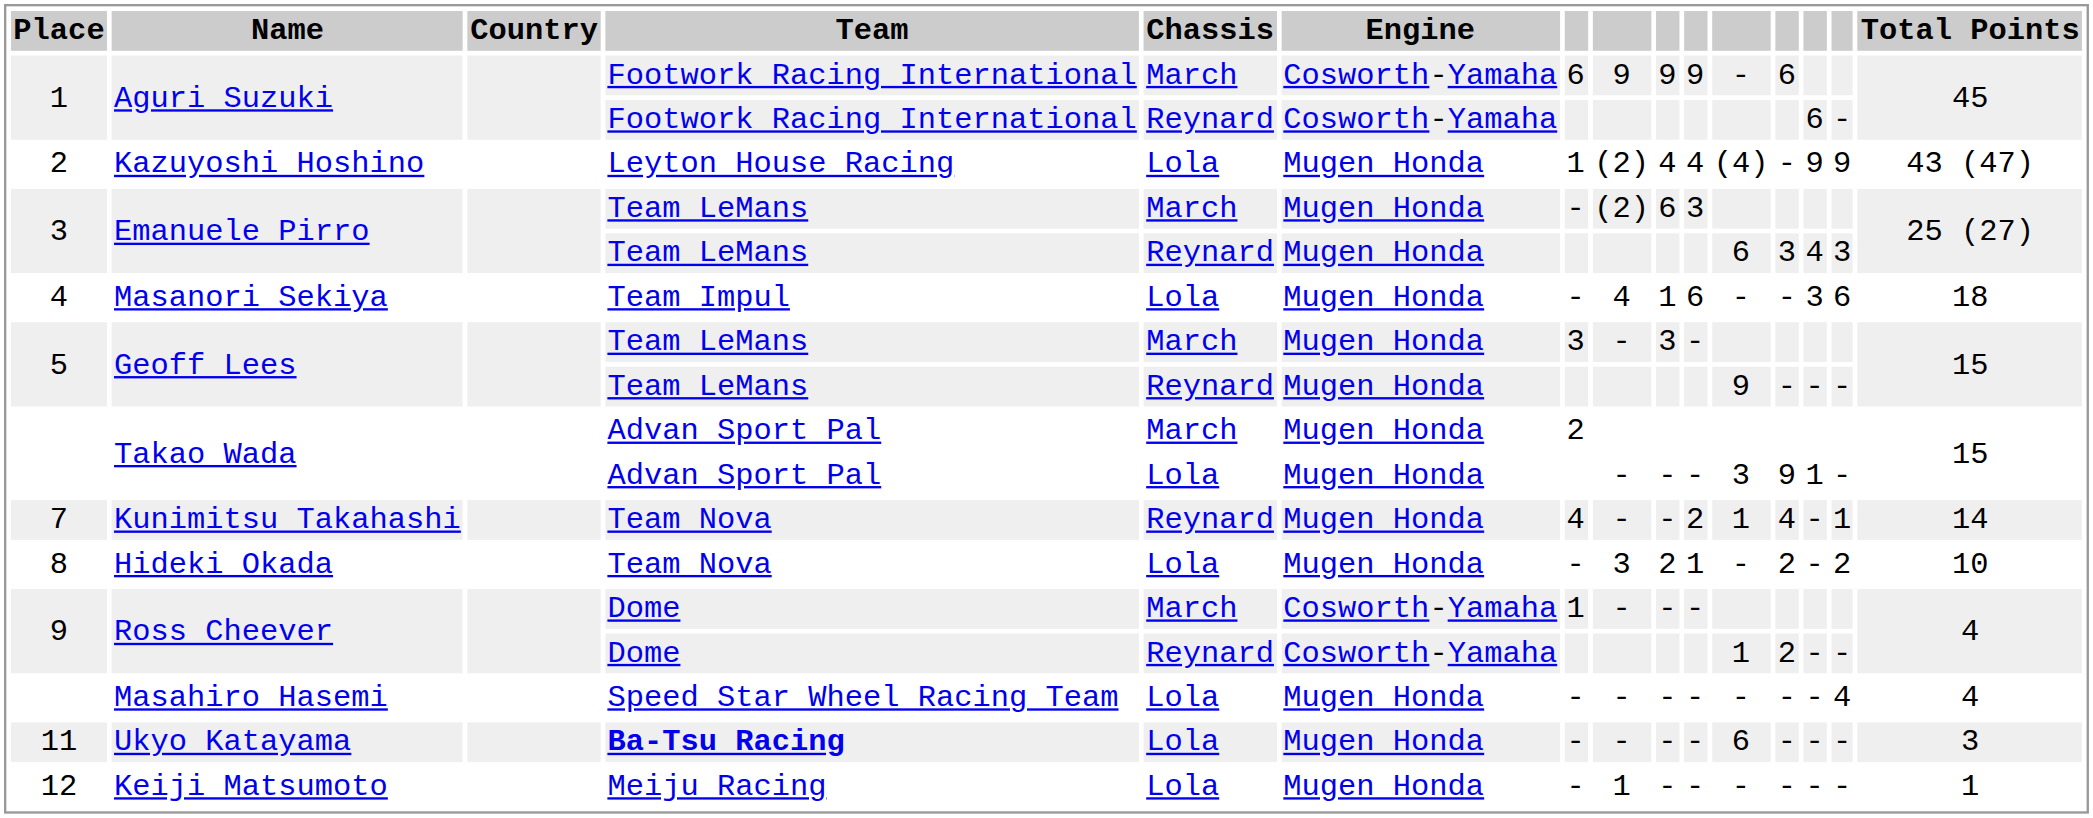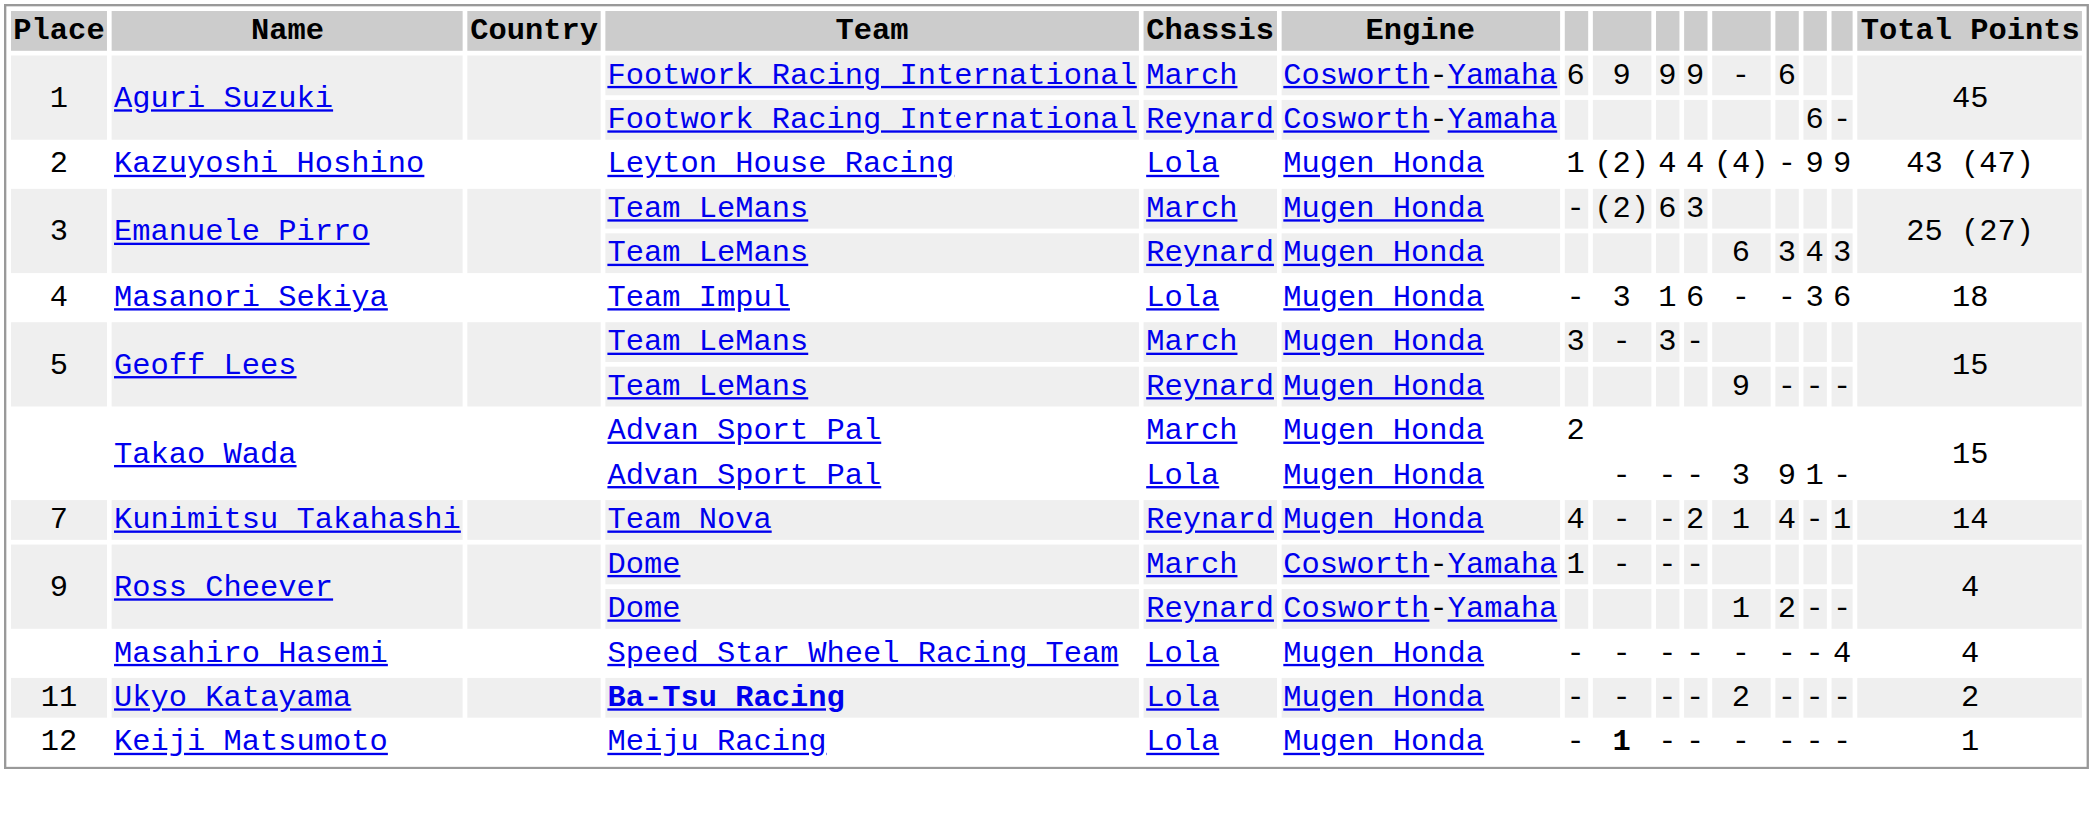(1622, 298) 4 -> (1622, 298) 3
- row: (59, 564)
(1741, 742) 6 -> (1741, 698) 2
(1970, 742) 3 -> (1970, 698) 2
(1622, 787) normal -> (1622, 742) bold
